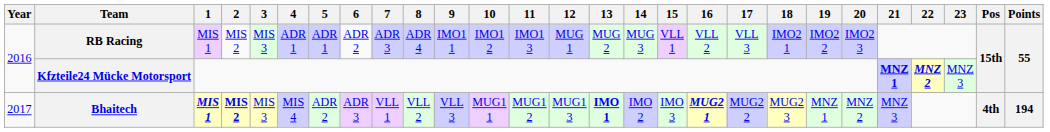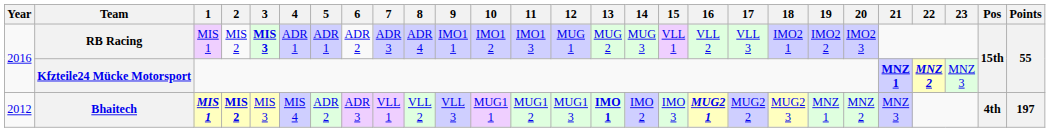(264, 41) normal -> (265, 41) bold
(19, 109) 2017 -> (19, 109) 2012
(1024, 109) 194 -> (1026, 109) 197
